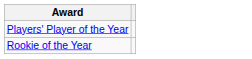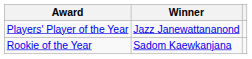+ column: (186, 12)
